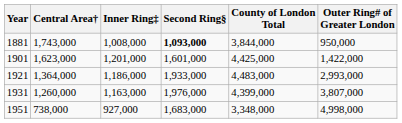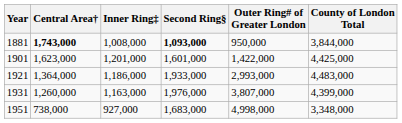columns swapped: (273, 19) <-> (357, 19)
(55, 42) normal -> (55, 42) bold
